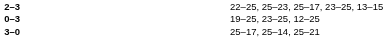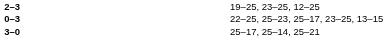(307, 7) 22–25, 25–23, 25–17, 23–25, 13–15 -> (275, 7) 19–25, 23–25, 12–25
(275, 19) 19–25, 23–25, 12–25 -> (307, 19) 22–25, 25–23, 25–17, 23–25, 13–15
